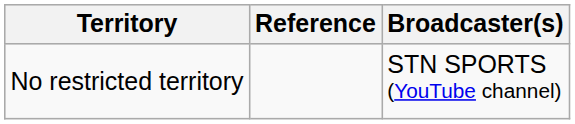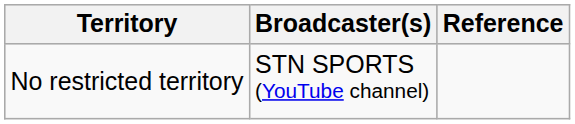columns swapped: (475, 24) <-> (315, 24)
